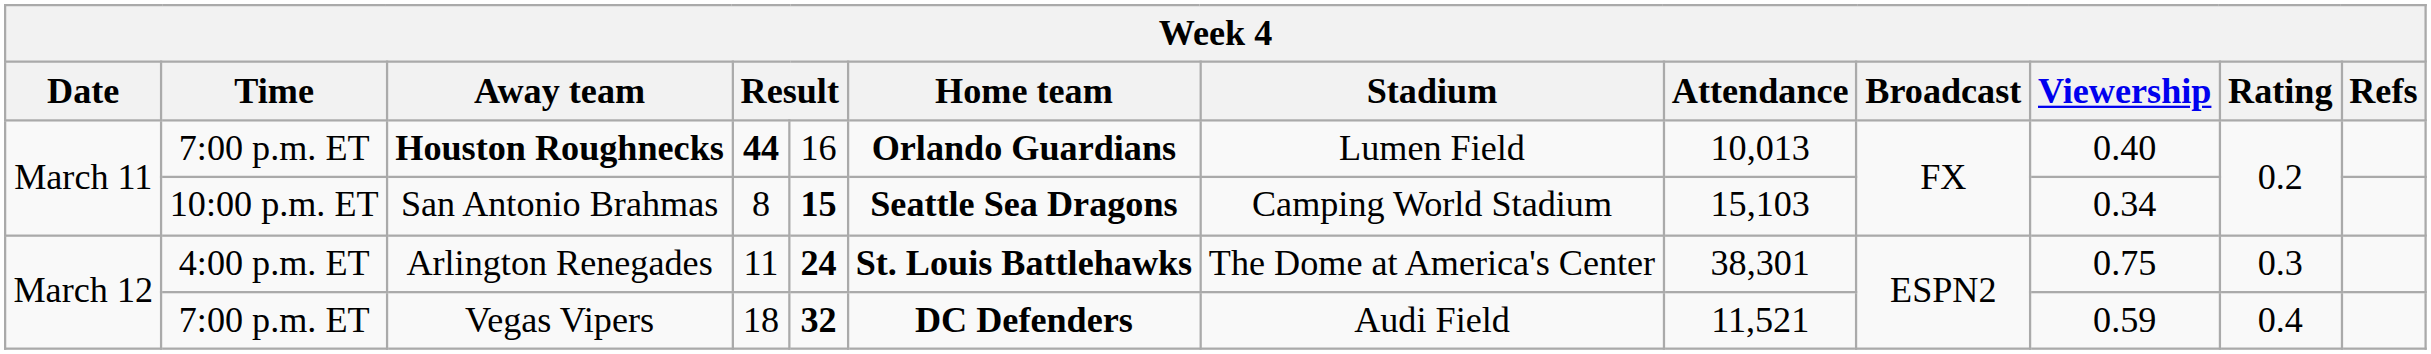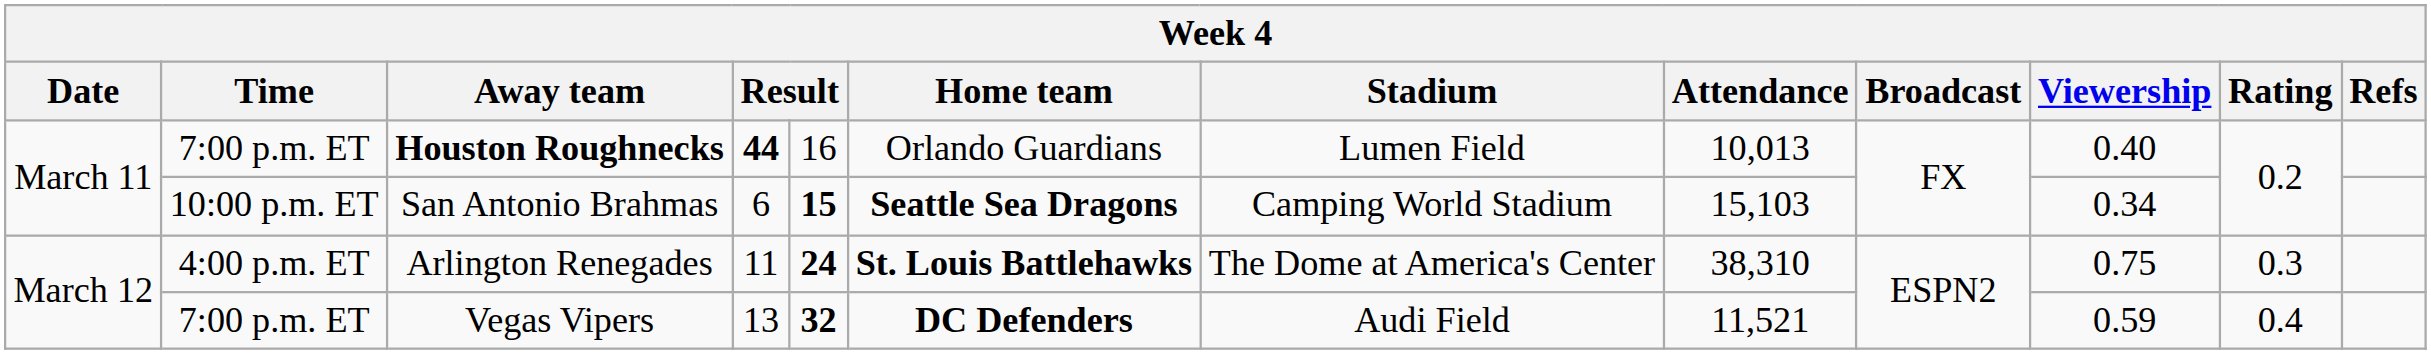(1024, 147) bold -> (1024, 147) normal
(761, 205) 8 -> (761, 205) 6
(1760, 262) 38,301 -> (1760, 262) 38,310
(761, 319) 18 -> (761, 319) 13
